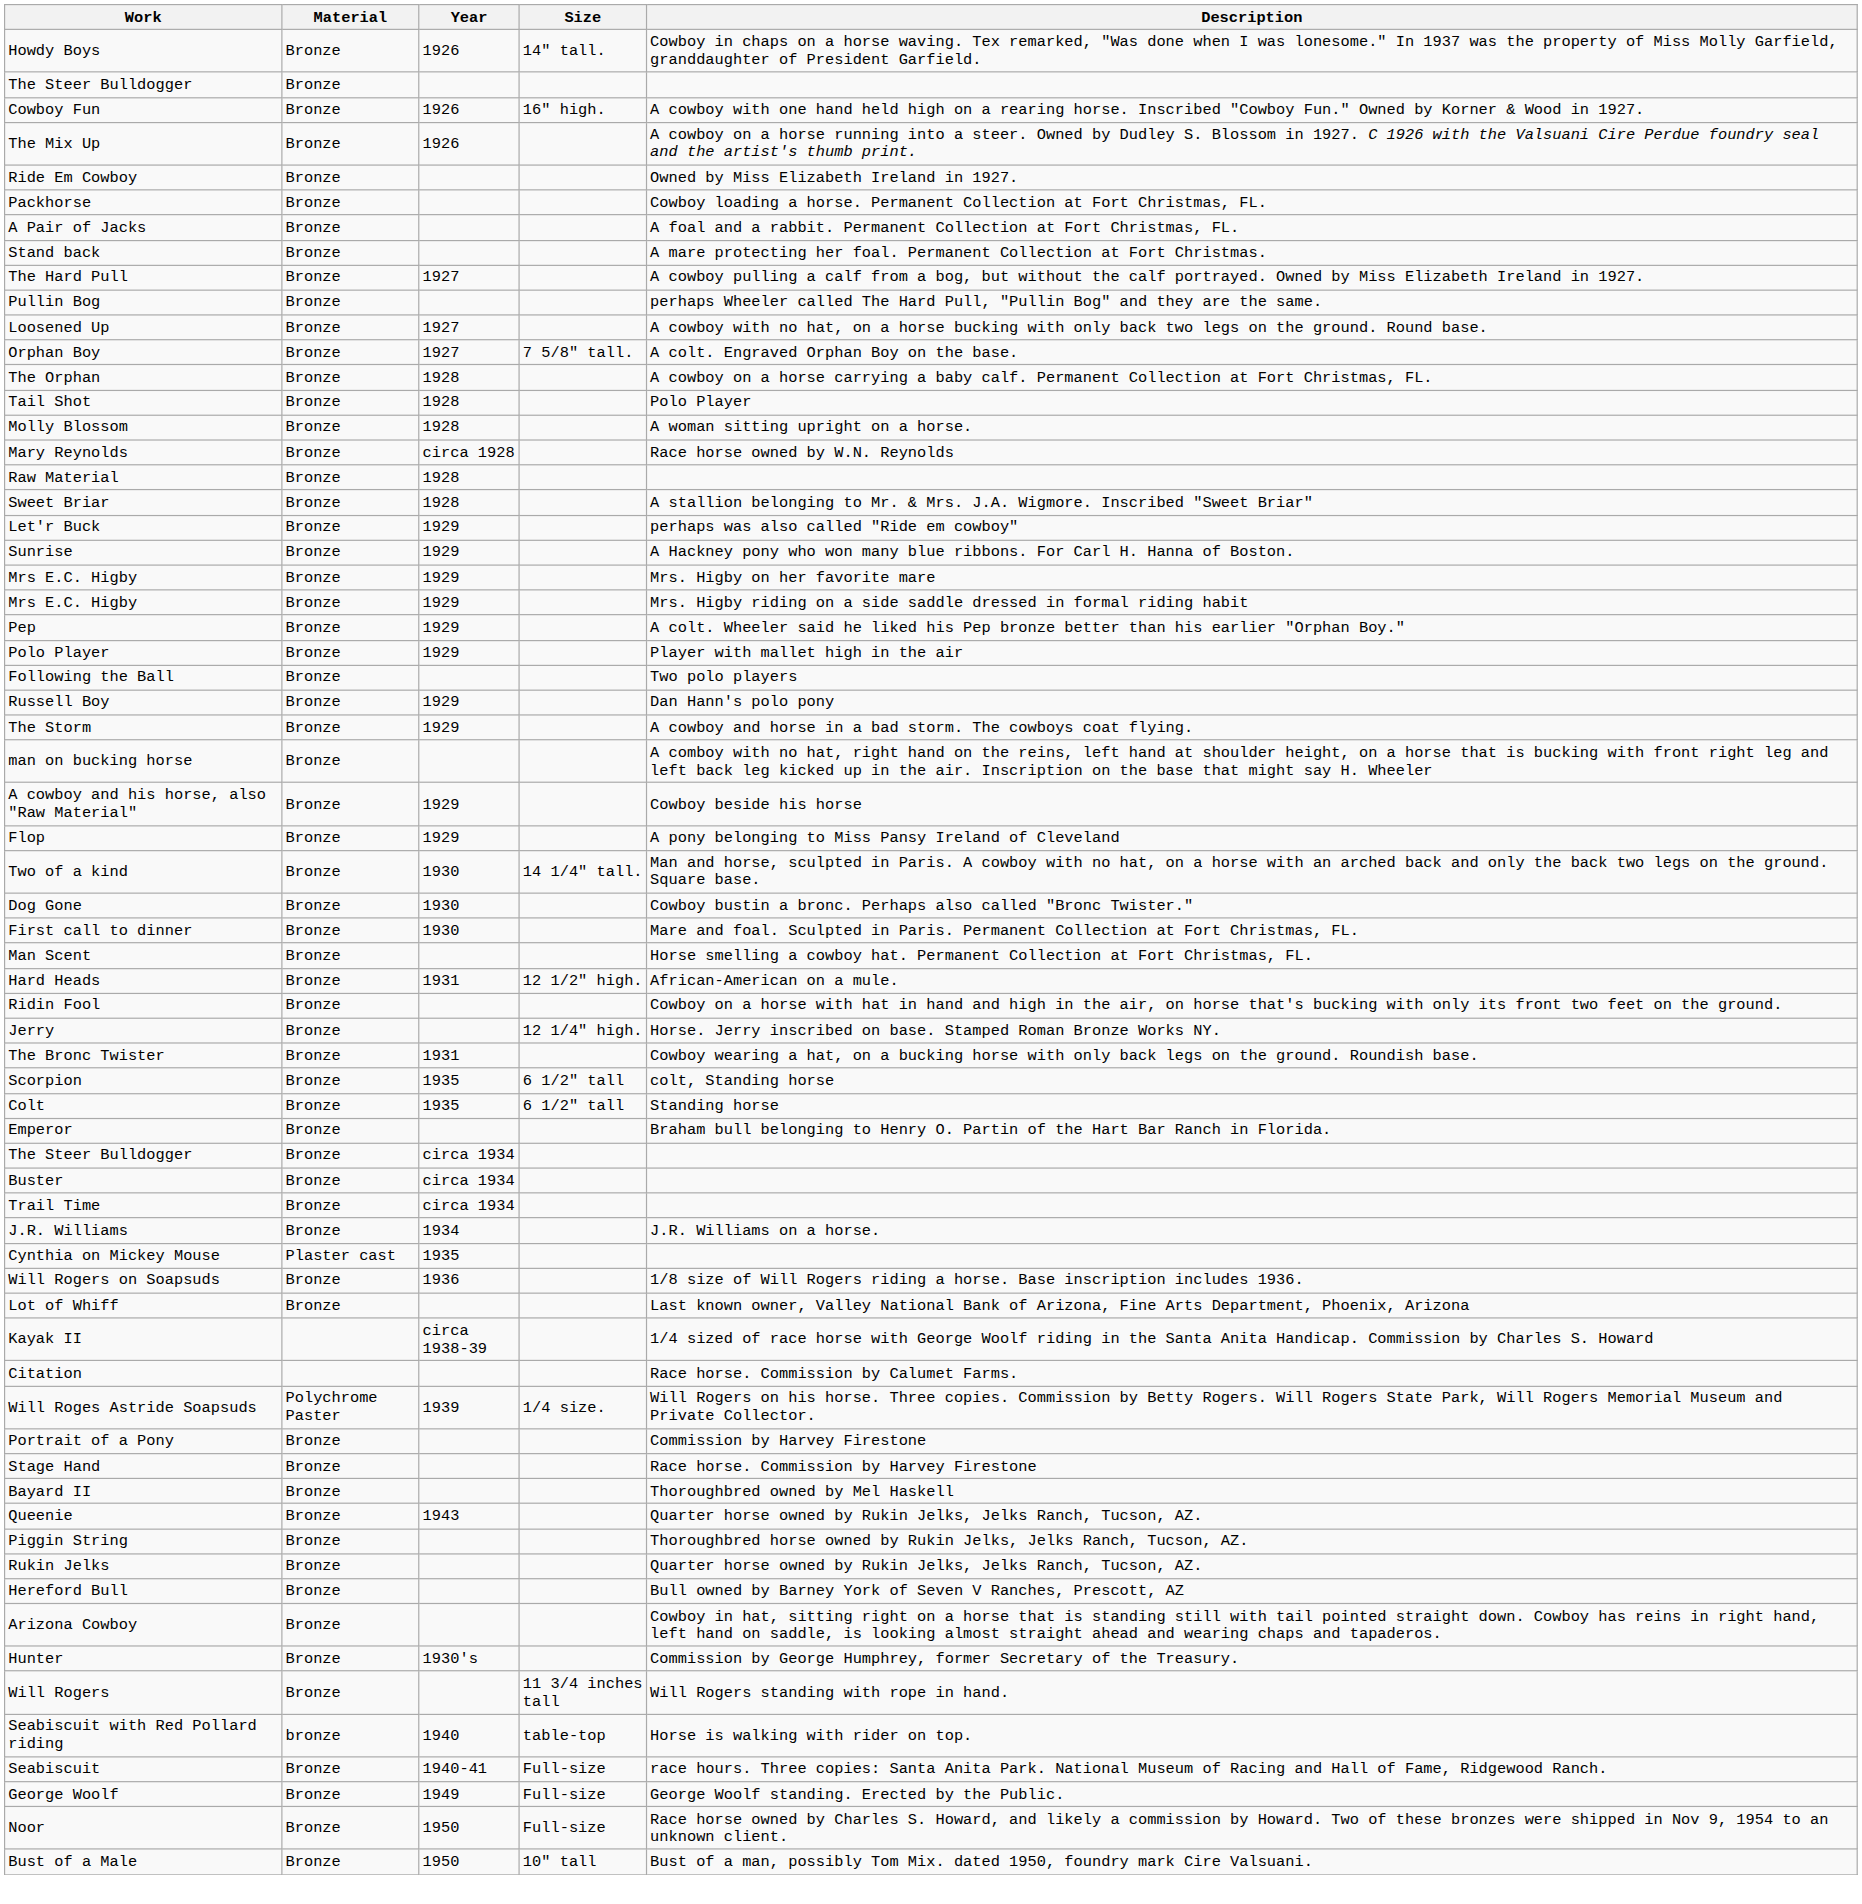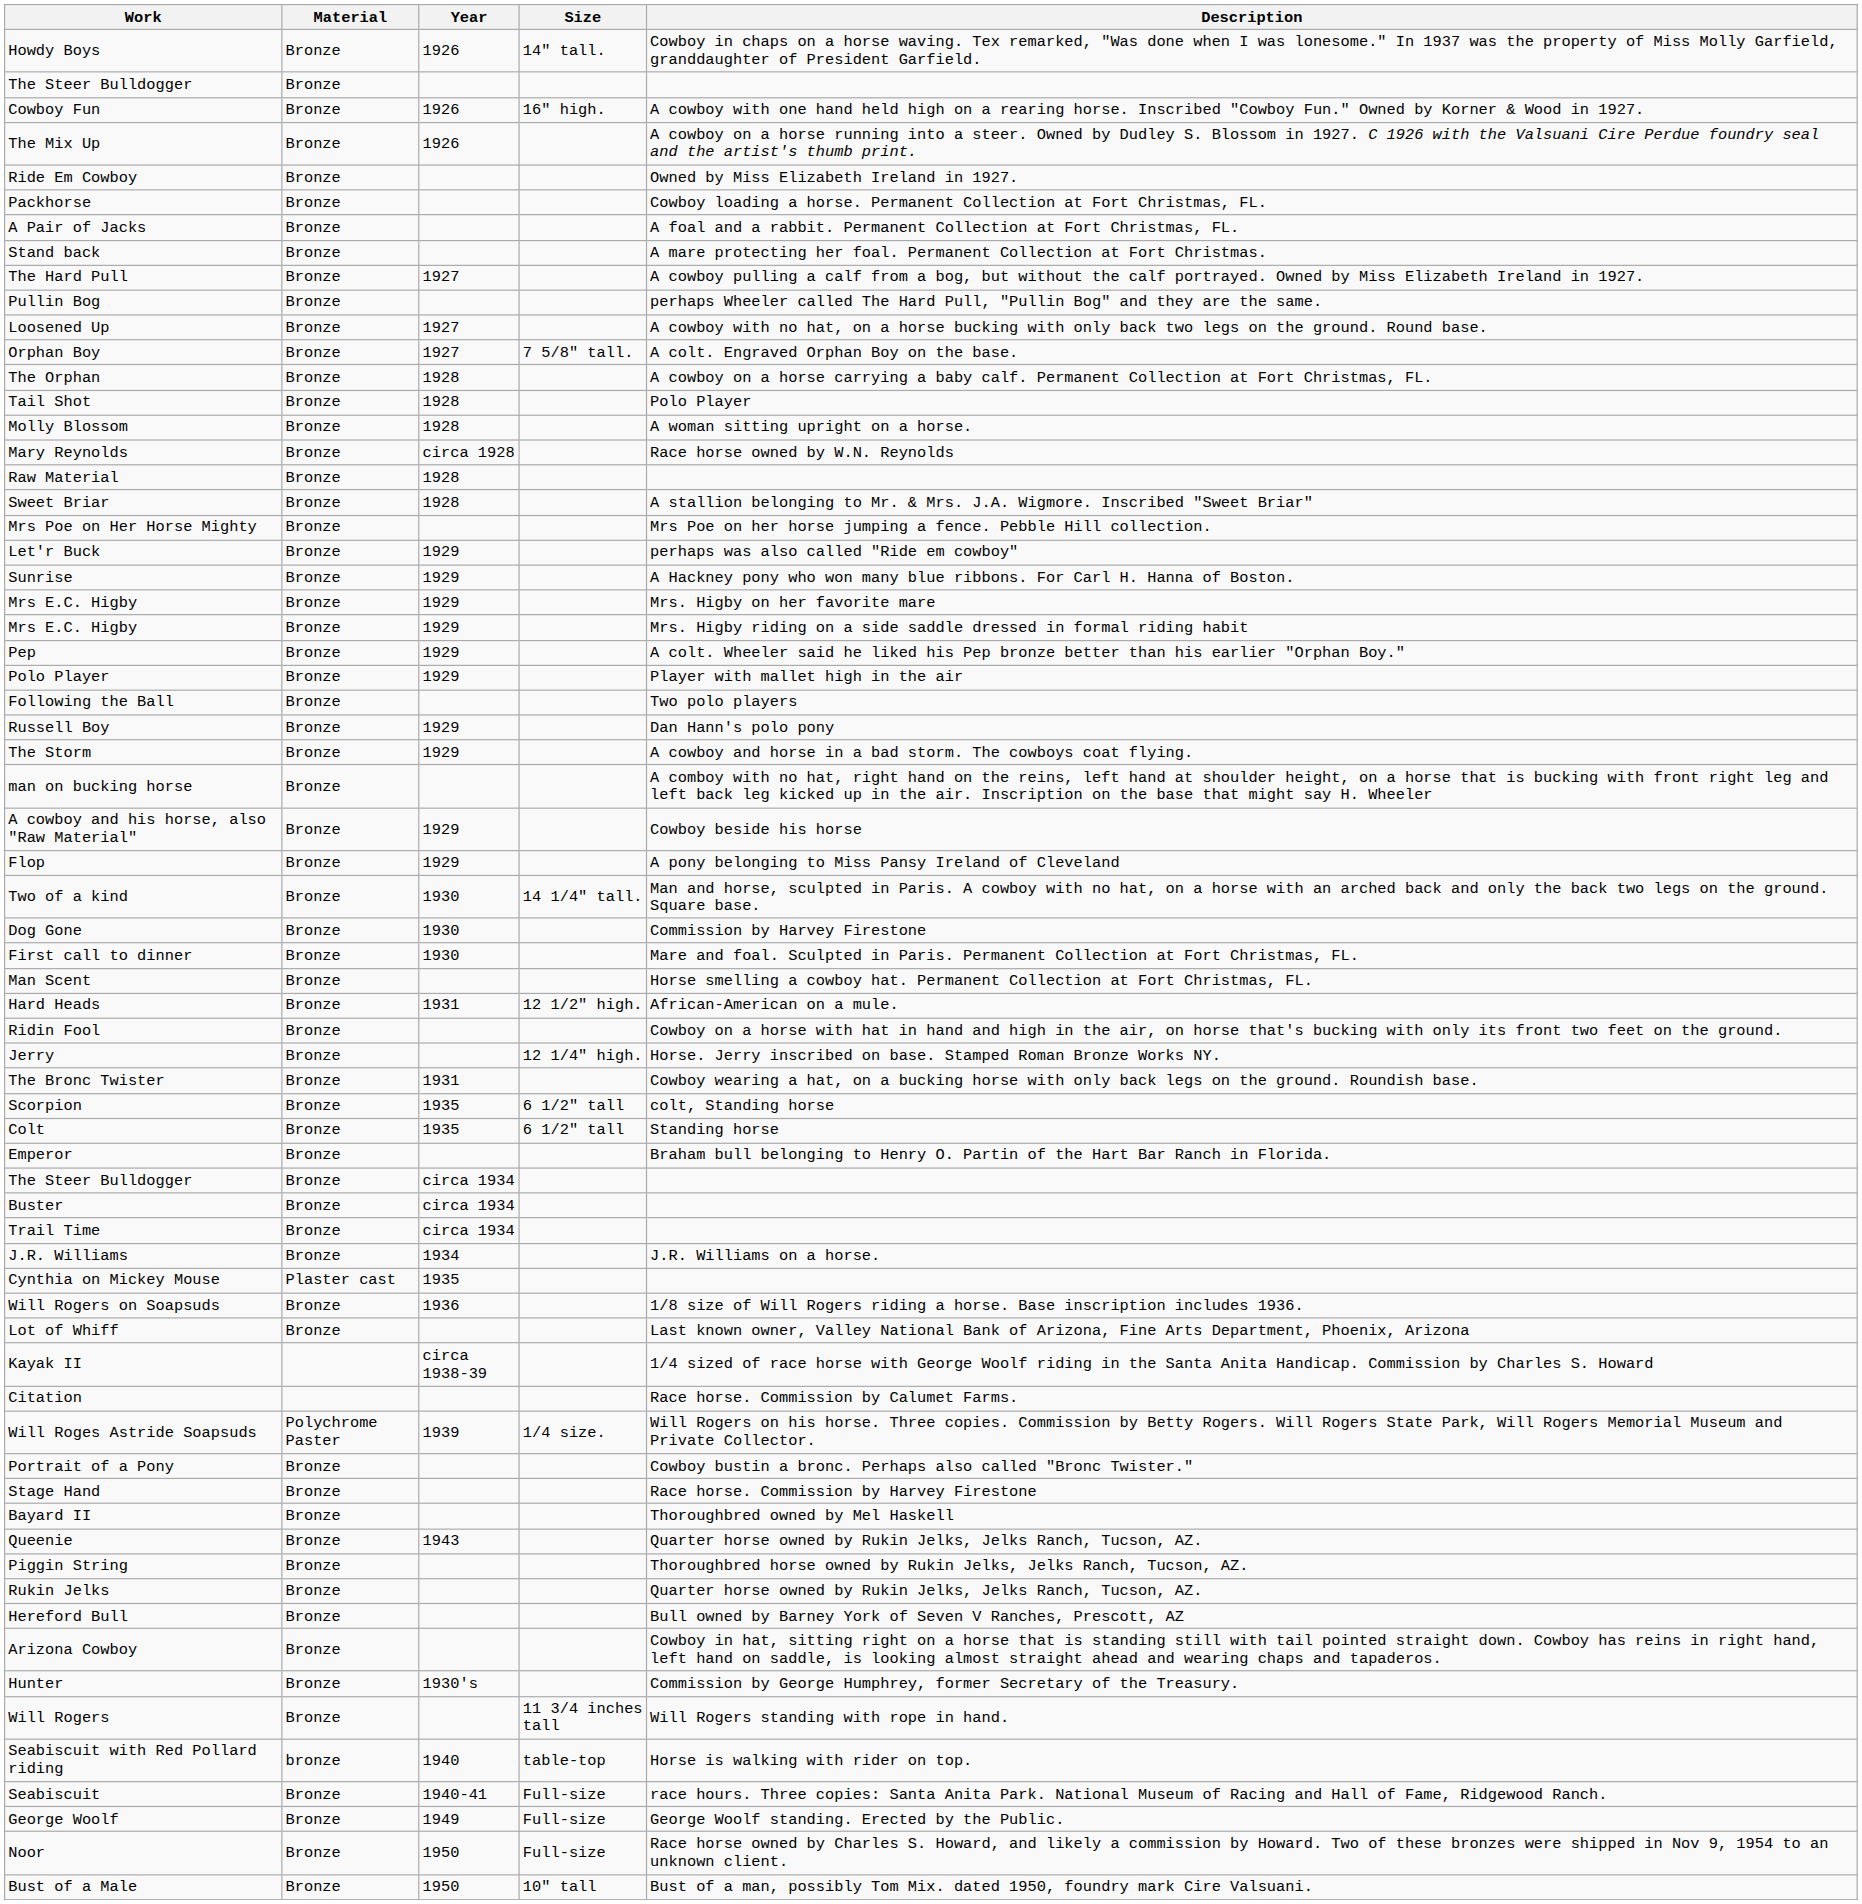+ row: (133, 528)
(922, 906) Cowboy bustin a bronc. Perhaps also called "Bronc Twister." -> (788, 931) Commission by Harvey Firestone
(788, 1441) Commission by Harvey Firestone -> (922, 1466) Cowboy bustin a bronc. Perhaps also called "Bronc Twister."
